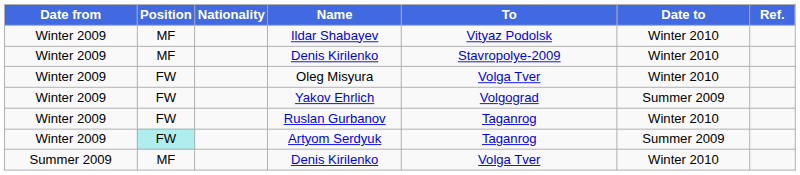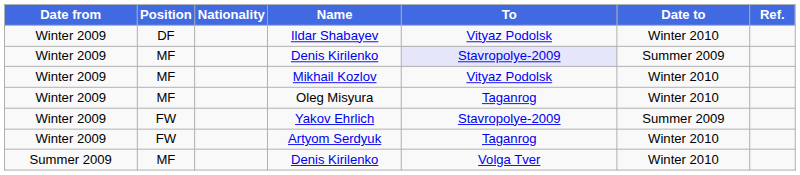(166, 36) MF -> (166, 36) DF
(509, 57) no background -> (509, 57) lavender background
(683, 57) Winter 2010 -> (683, 57) Summer 2009
+ row: (71, 77)
(166, 77) FW -> (166, 98) MF
(509, 77) Volga Tver -> (509, 98) Taganrog
(509, 98) Volgograd -> (509, 119) Stavropolye-2009
- row: (71, 119)
(166, 139) paleturquoise background -> (166, 139) no background
(683, 139) Summer 2009 -> (683, 139) Winter 2010
